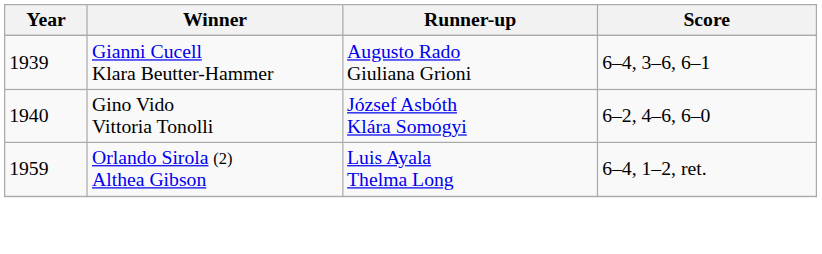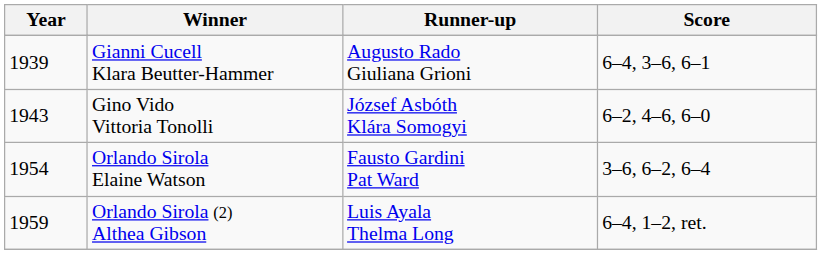(29, 115) 1940 -> (29, 115) 1943
+ row: (150, 169)
